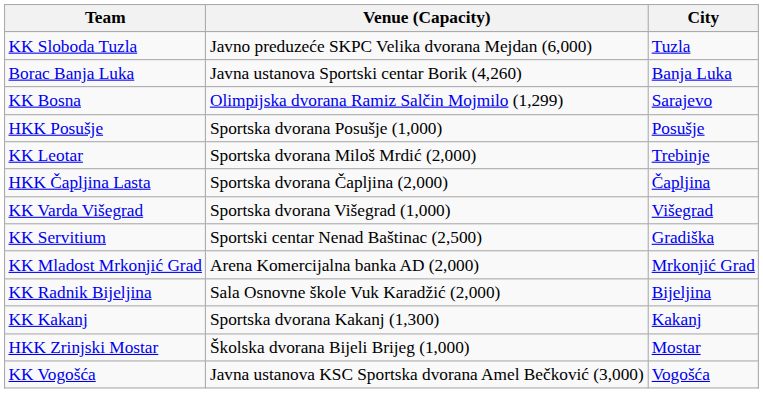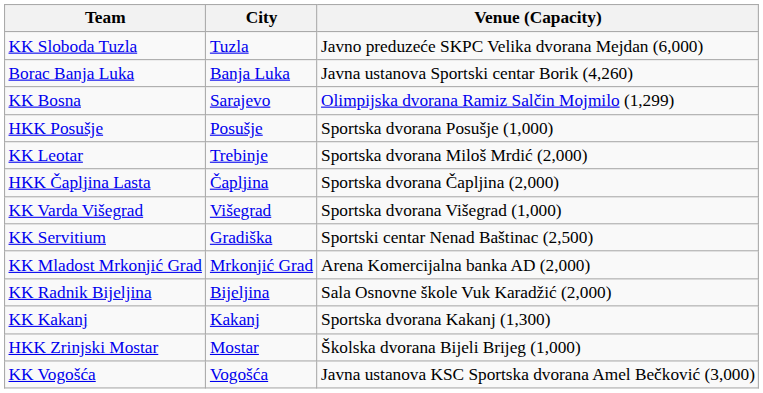columns swapped: (703, 18) <-> (427, 18)
